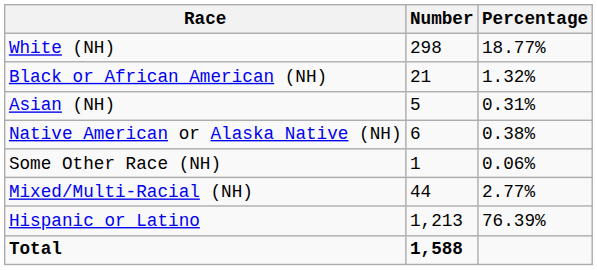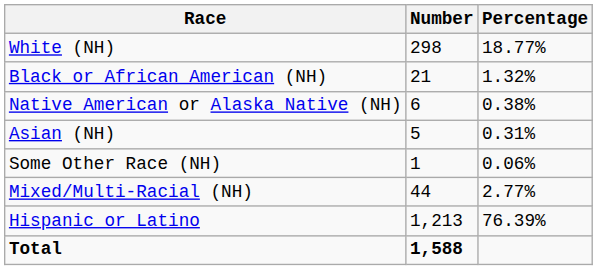rows swapped: (205, 134) <-> (62, 106)
